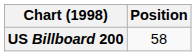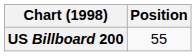(159, 39) 58 -> (159, 39) 55
